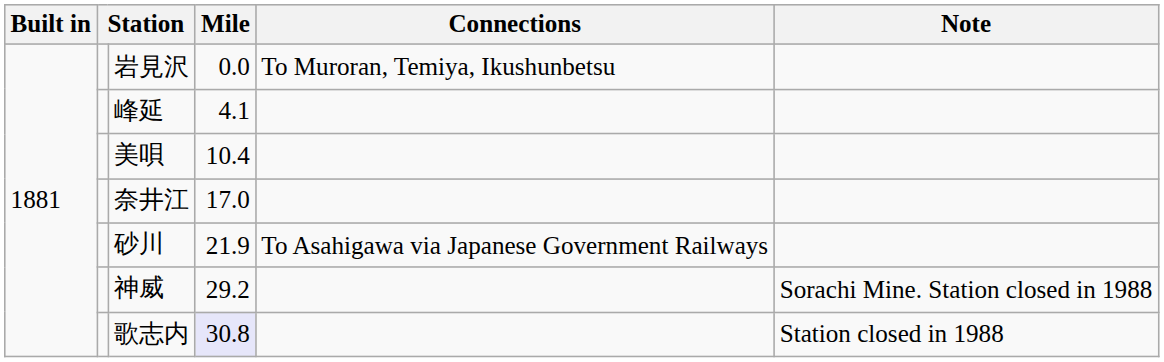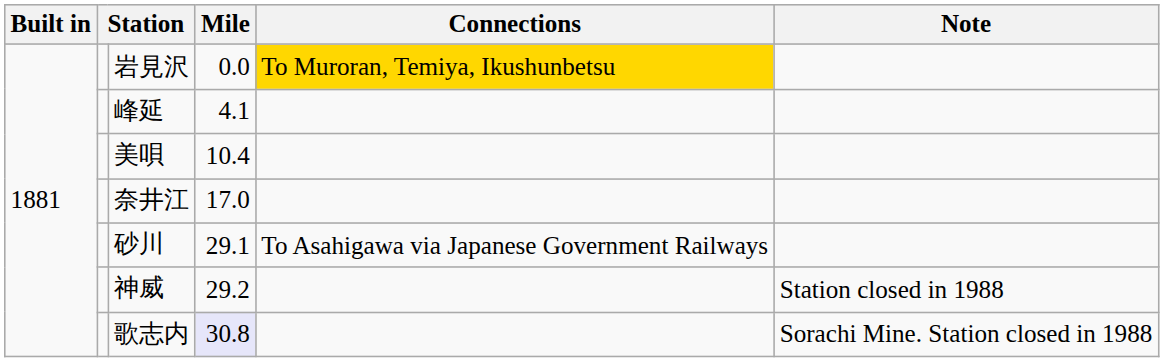(438, 66) no background -> (438, 66) gold background
(228, 244) 21.9 -> (228, 244) 29.1
(966, 289) Sorachi Mine. Station closed in 1988 -> (892, 289) Station closed in 1988
(892, 333) Station closed in 1988 -> (966, 333) Sorachi Mine. Station closed in 1988
